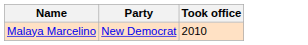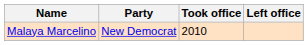+ column: (274, 13)
